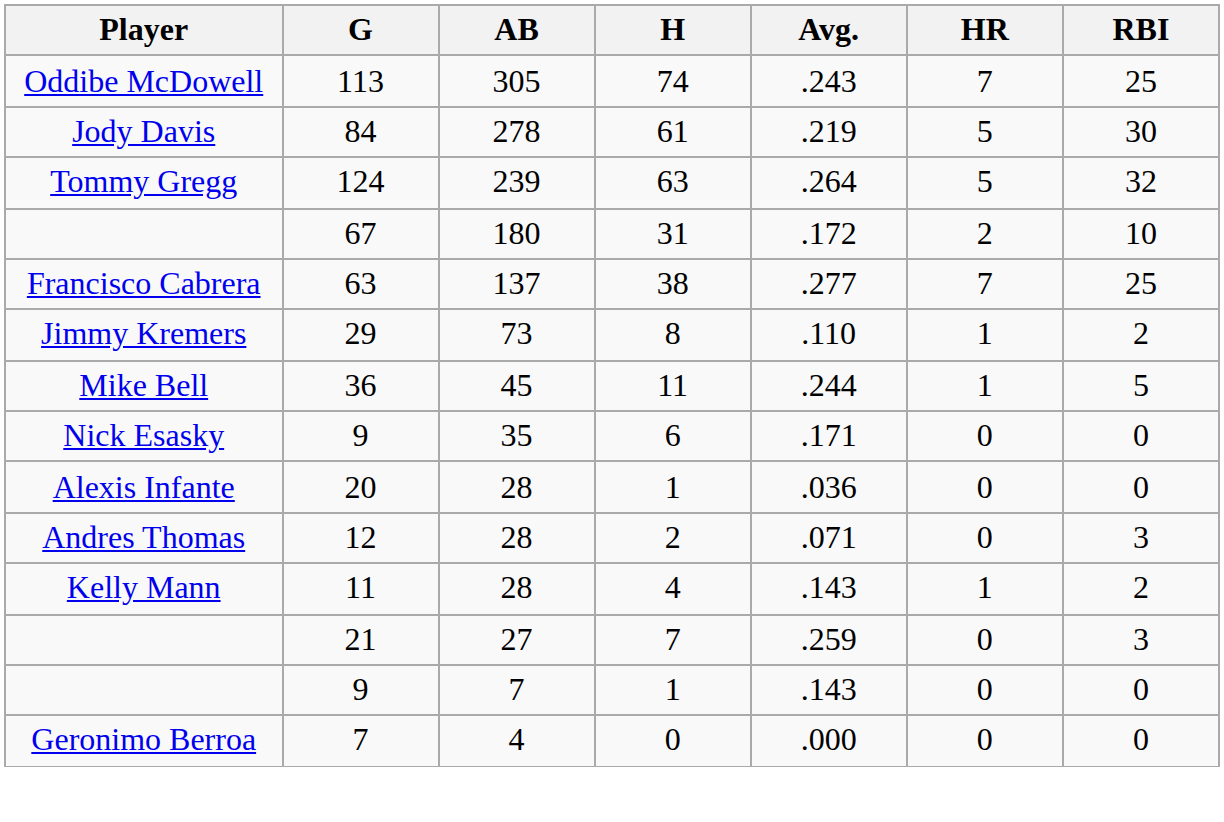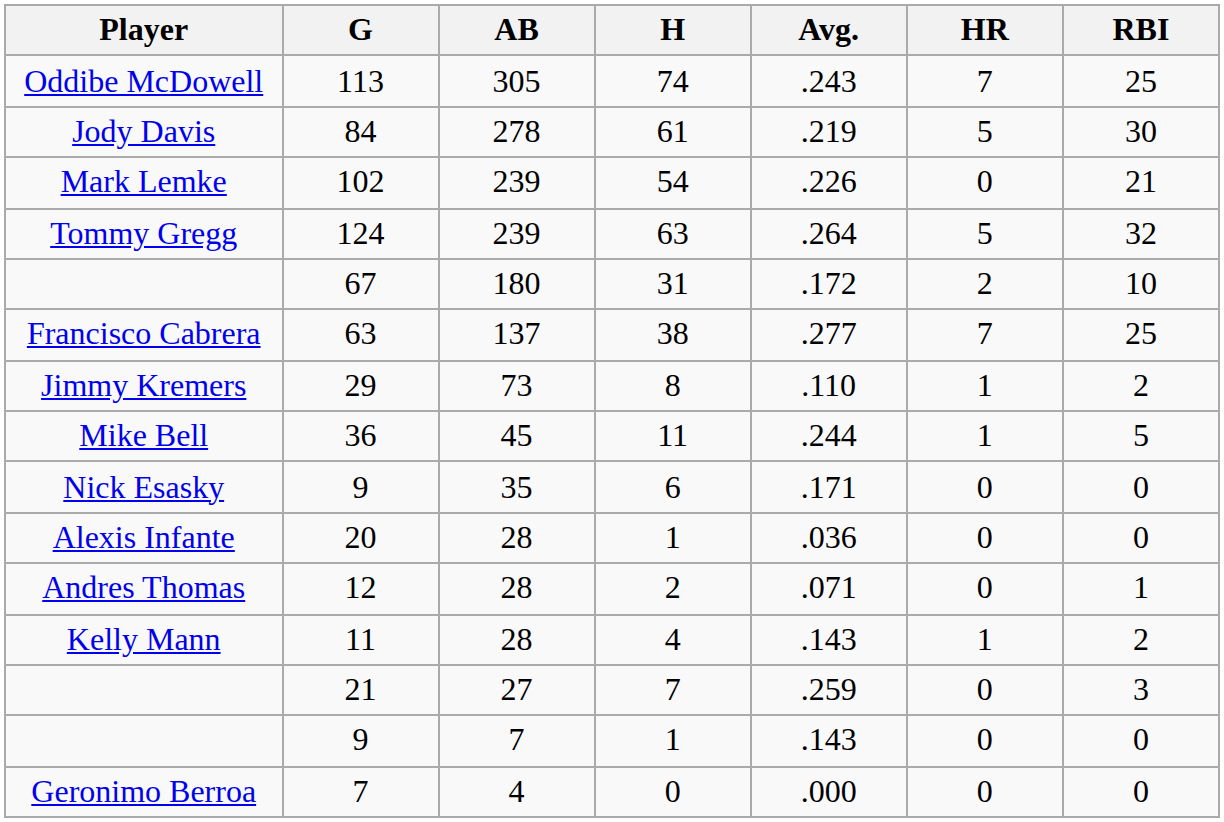+ row: (360, 182)
(1141, 537) 3 -> (1141, 588) 1
